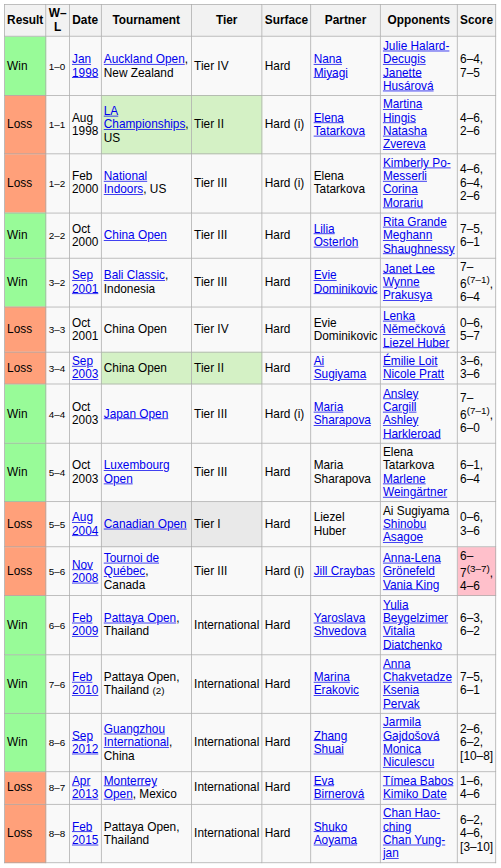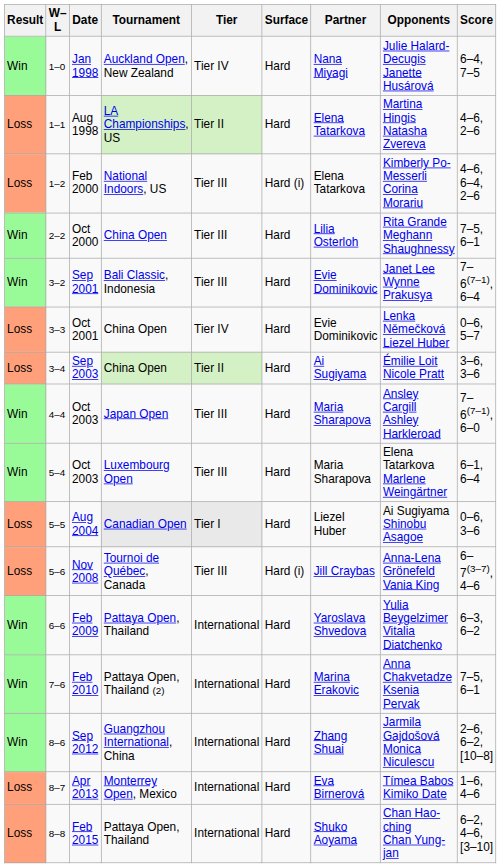(284, 124) Hard (i) -> (278, 124) Hard
(284, 413) Hard (i) -> (278, 413) Hard
(477, 571) pink background -> (477, 571) no background
